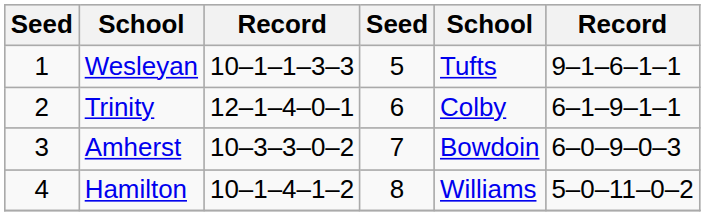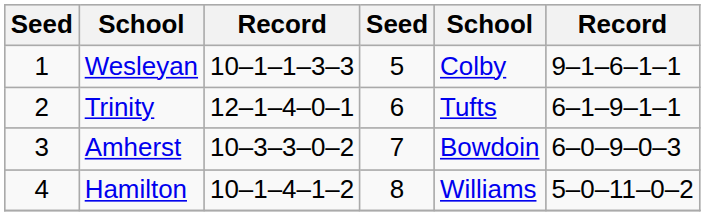(468, 66) Tufts -> (473, 66) Colby
(473, 107) Colby -> (468, 107) Tufts
